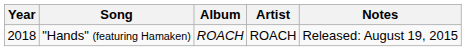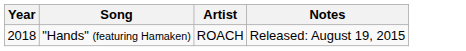- column: (220, 14)
